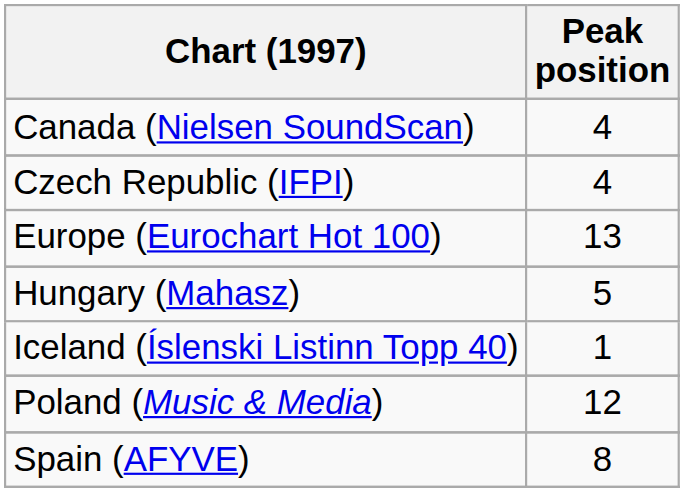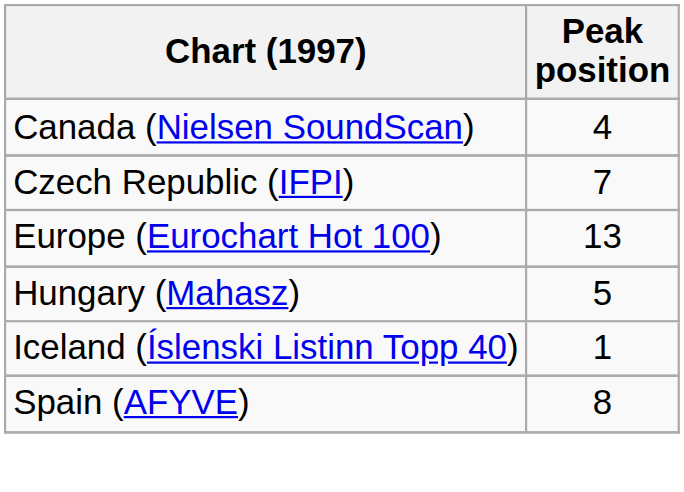(602, 182) 4 -> (602, 182) 7
- row: (198, 403)
